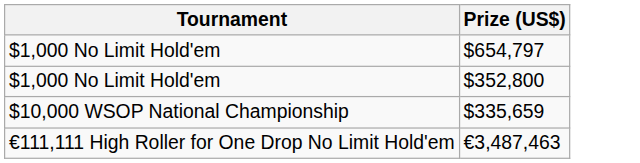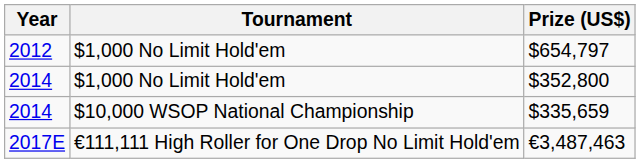+ column: (37, 19)
